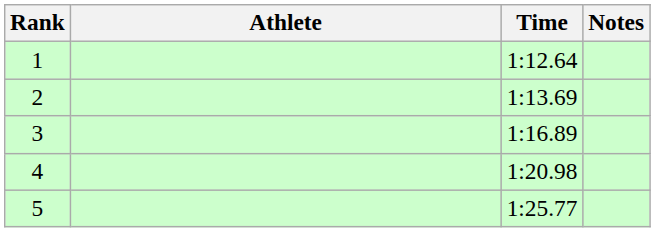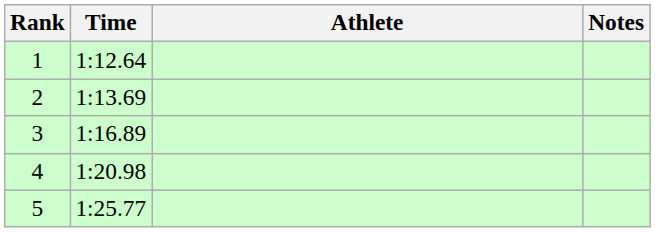columns swapped: (286, 23) <-> (542, 23)
